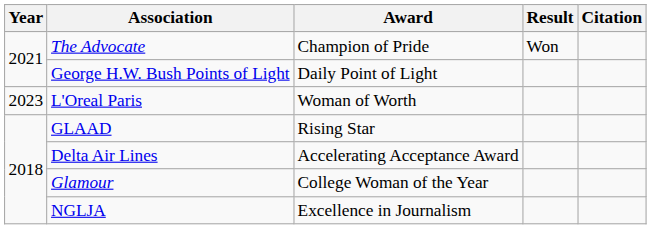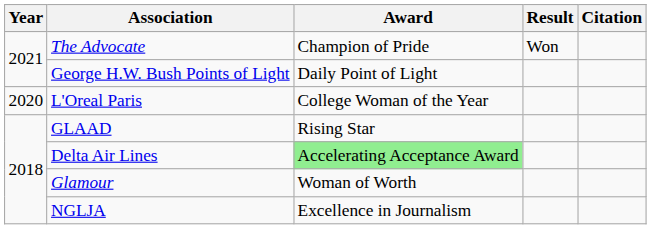(26, 100) 2023 -> (26, 100) 2020
(357, 100) Woman of Worth -> (393, 100) College Woman of the Year
(408, 155) no background -> (408, 155) lightgreen background
(393, 182) College Woman of the Year -> (357, 182) Woman of Worth
